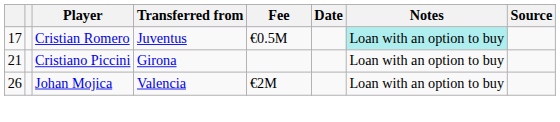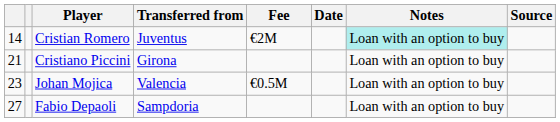(15, 38) 17 -> (15, 38) 14
(269, 38) €0.5M -> (263, 38) €2M
(15, 83) 26 -> (15, 83) 23
(263, 83) €2M -> (269, 83) €0.5M
+ row: (76, 106)
